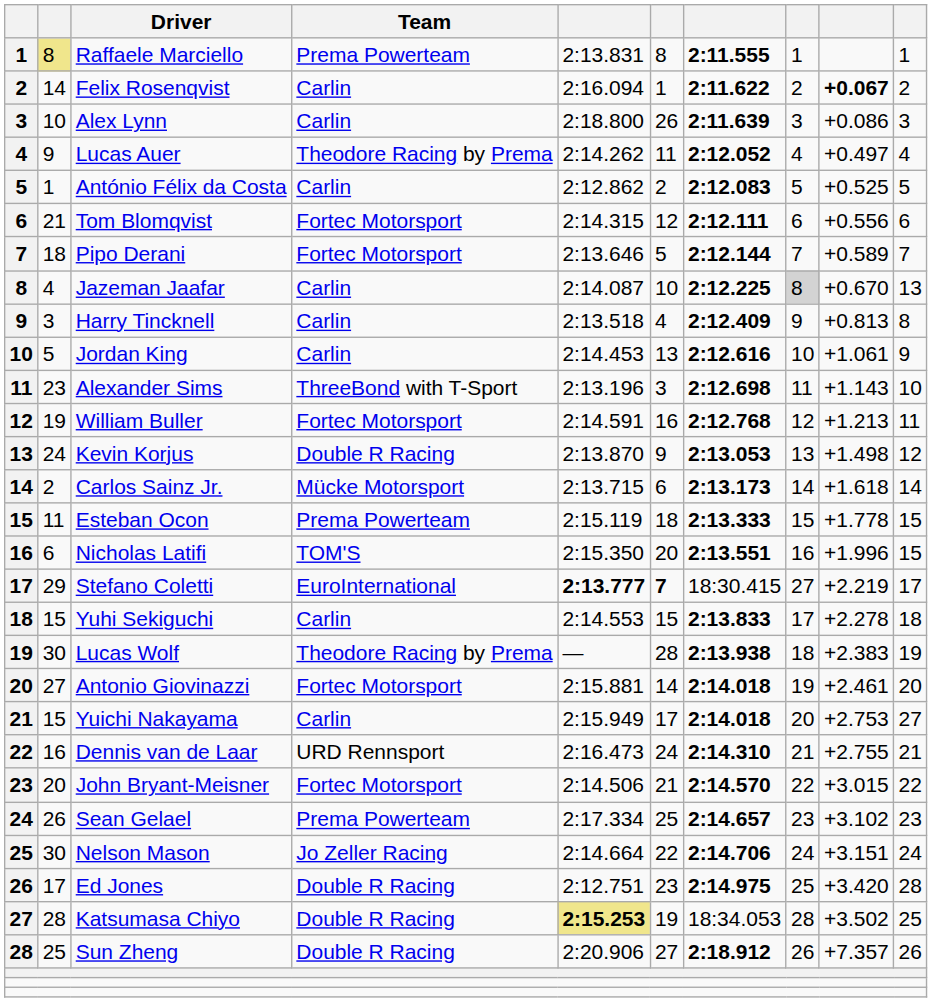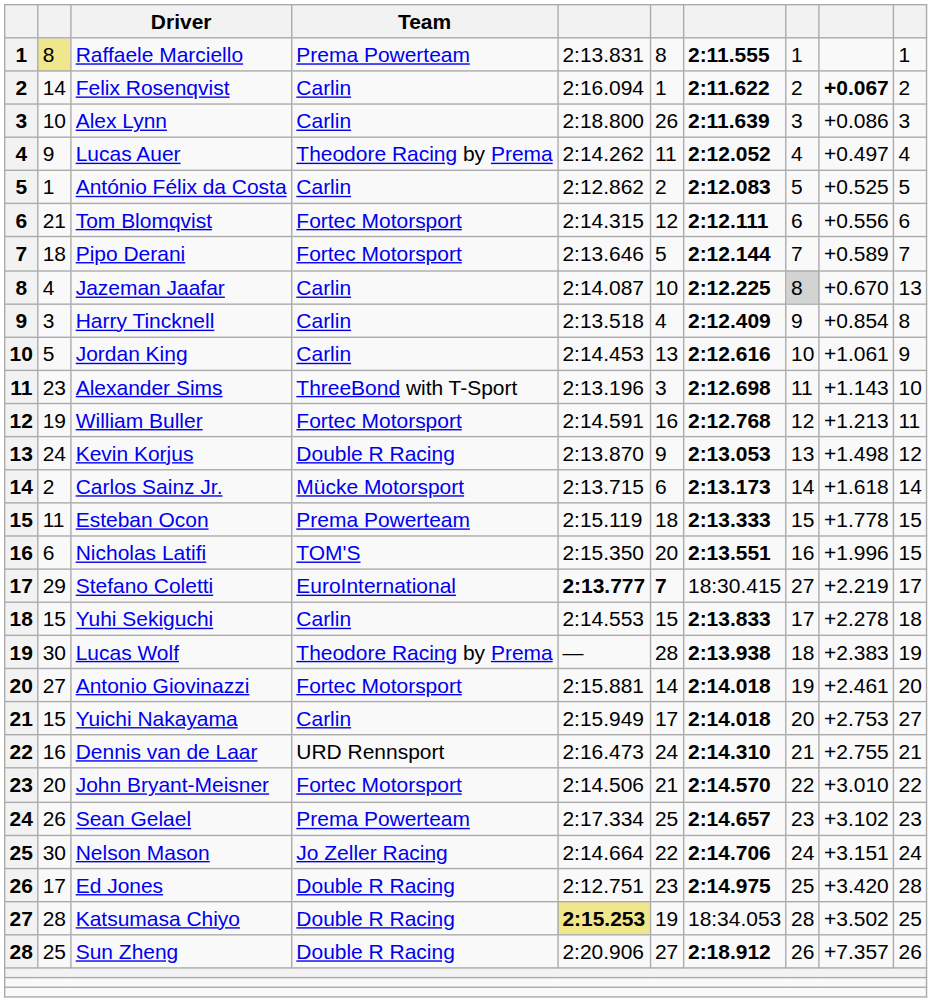(856, 320) +0.813 -> (856, 320) +0.854
(856, 785) +3.015 -> (856, 785) +3.010
